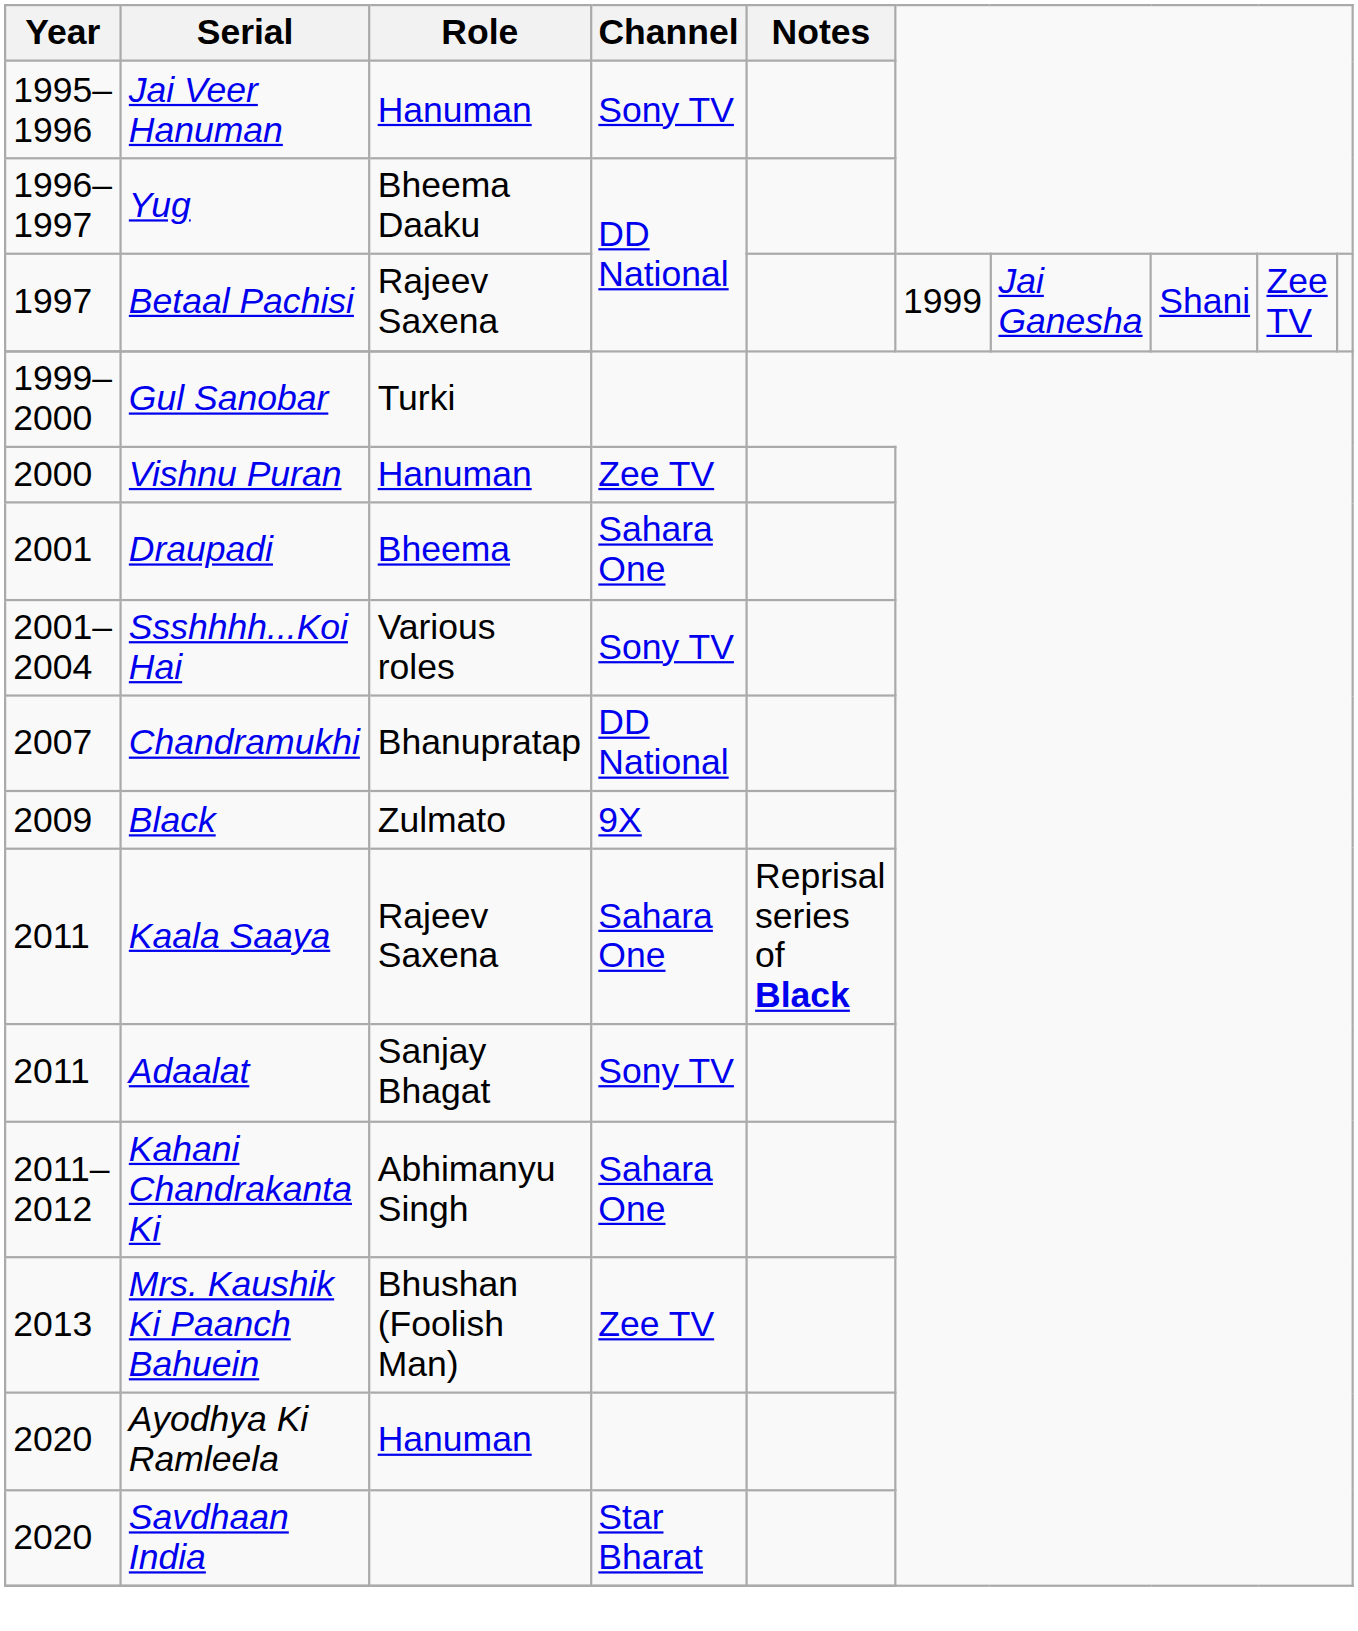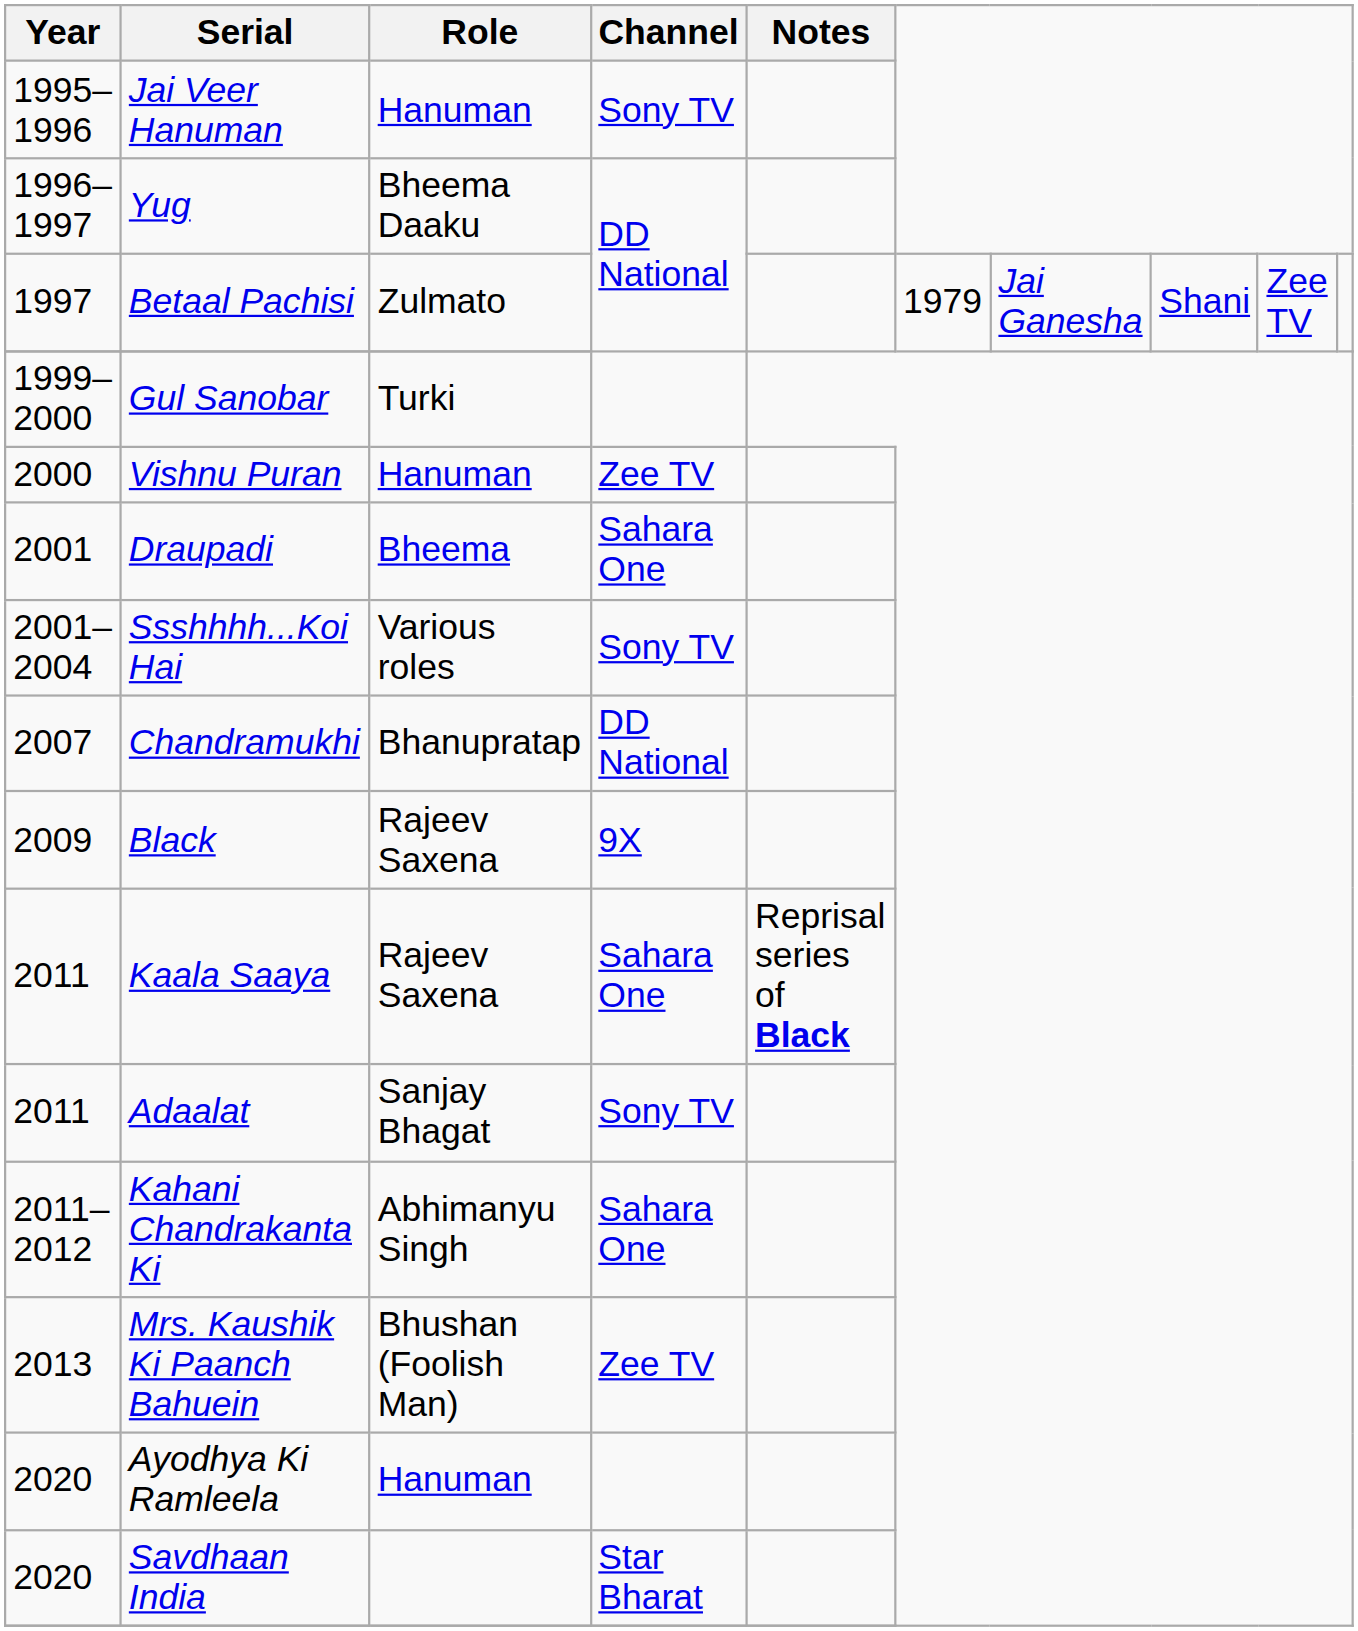(438, 301) Rajeev Saxena -> (442, 301) Zulmato
(943, 301) 1999 -> (943, 301) 1979
(442, 819) Zulmato -> (438, 839) Rajeev Saxena
